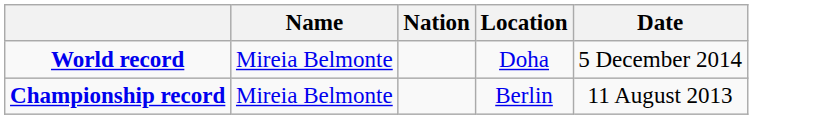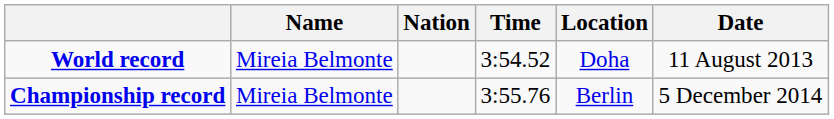+ column: (515, 22)
(660, 59) 5 December 2014 -> (740, 59) 11 August 2013
(660, 95) 11 August 2013 -> (740, 95) 5 December 2014
